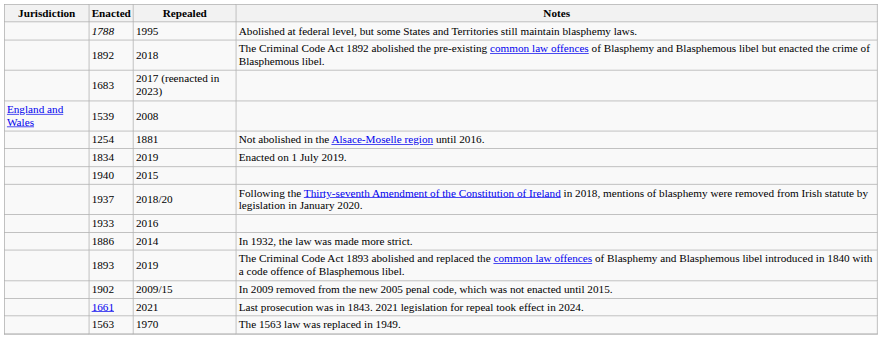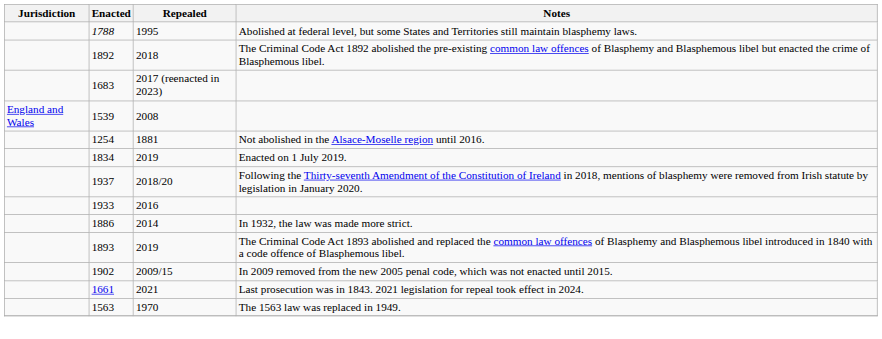- row: (103, 175)
